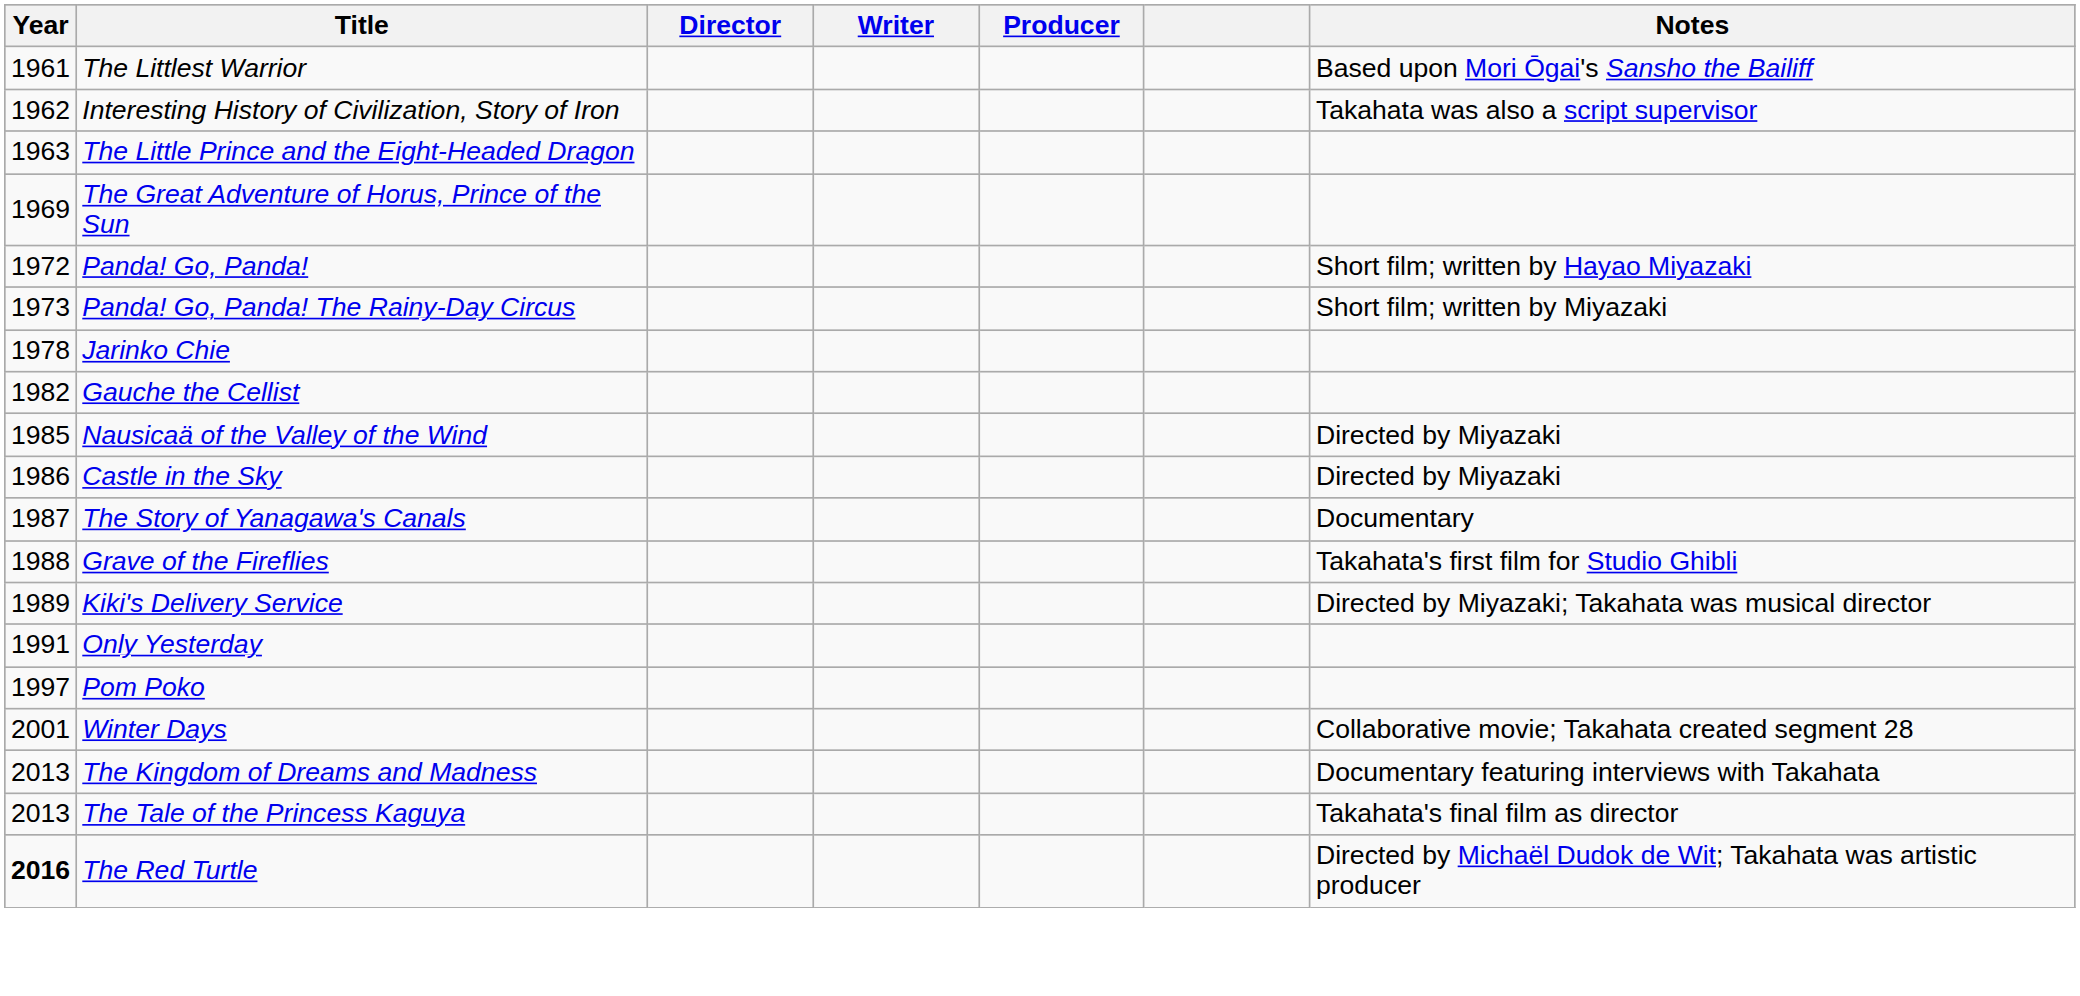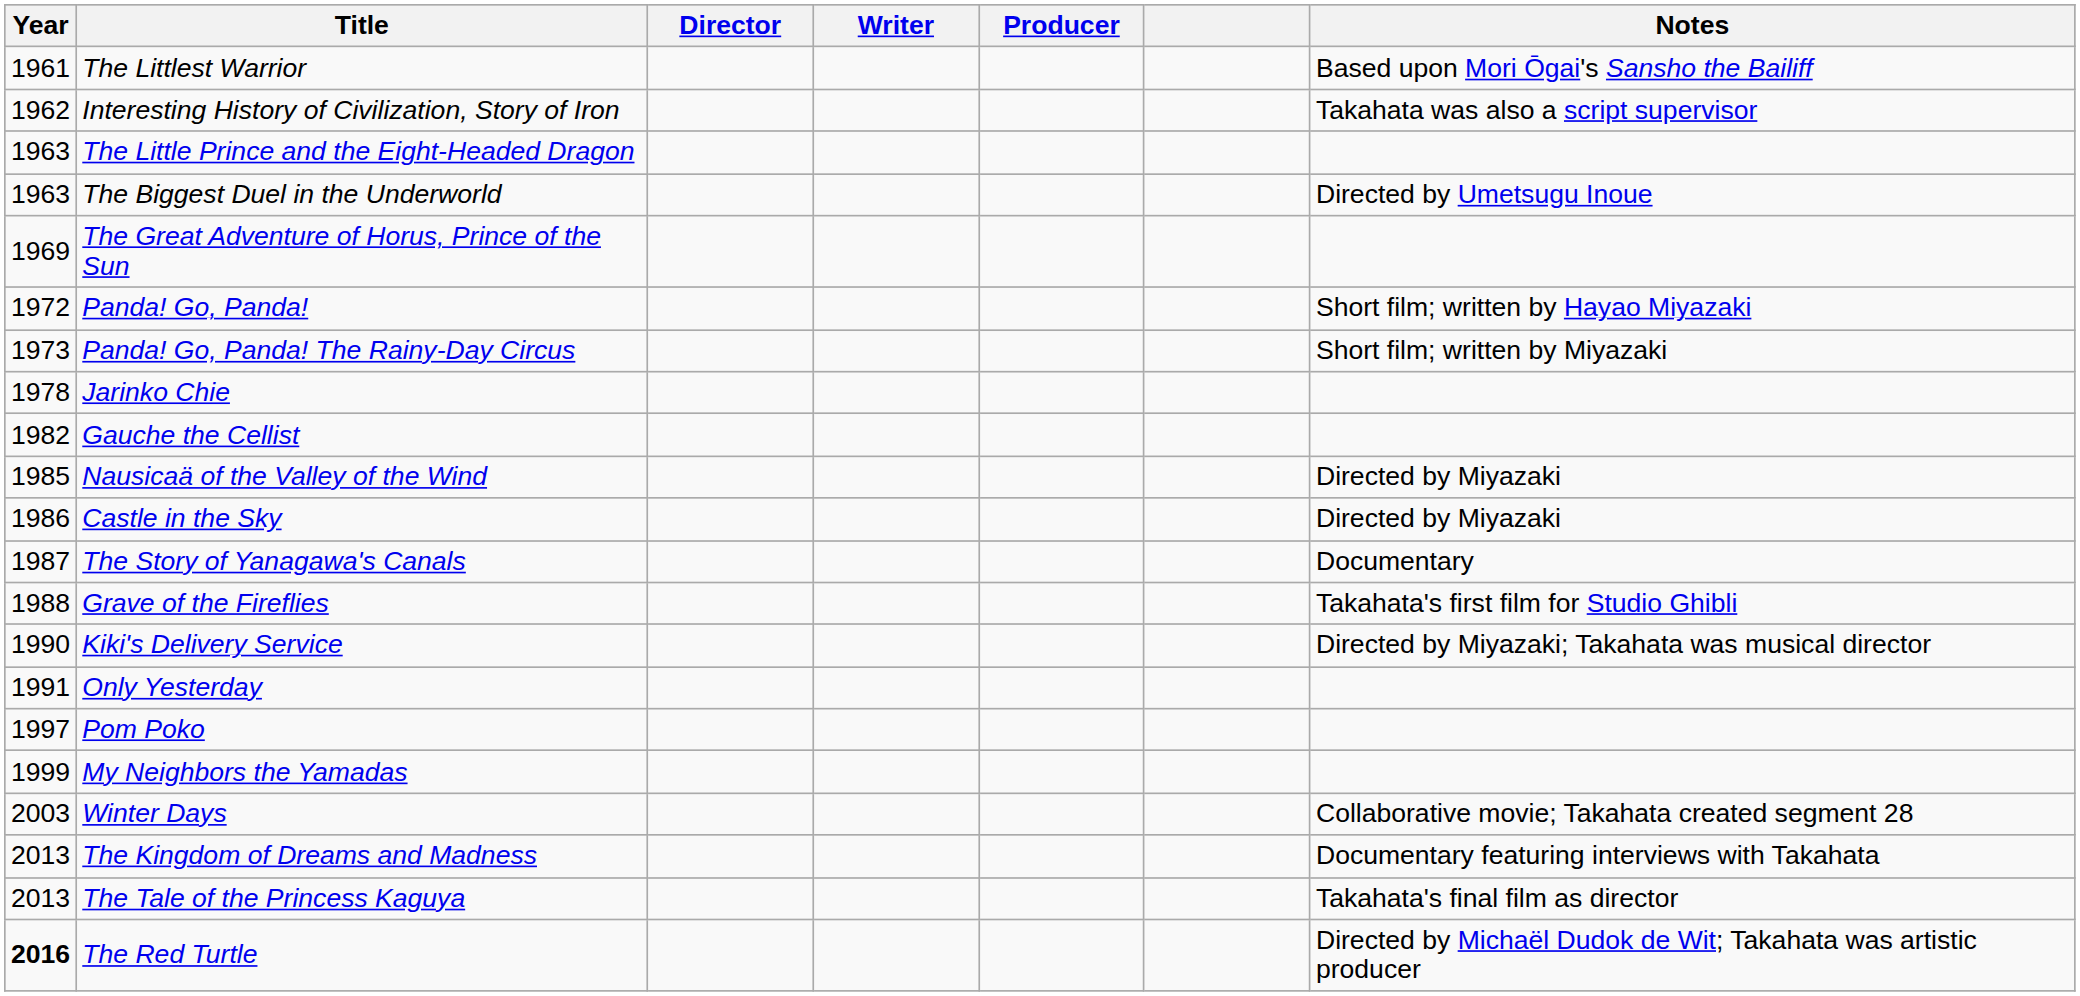+ row: (292, 194)
(40, 603) 1989 -> (40, 645) 1990
+ row: (245, 771)
(40, 729) 2001 -> (40, 813) 2003
